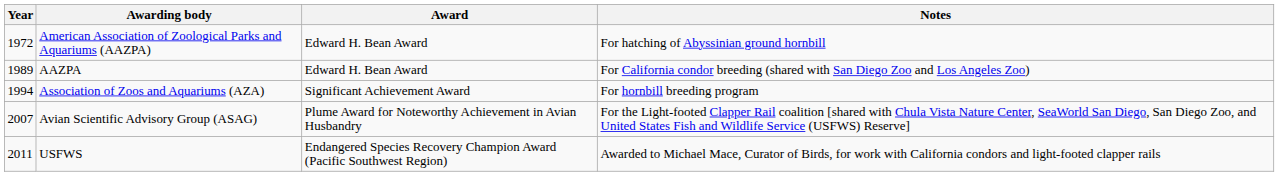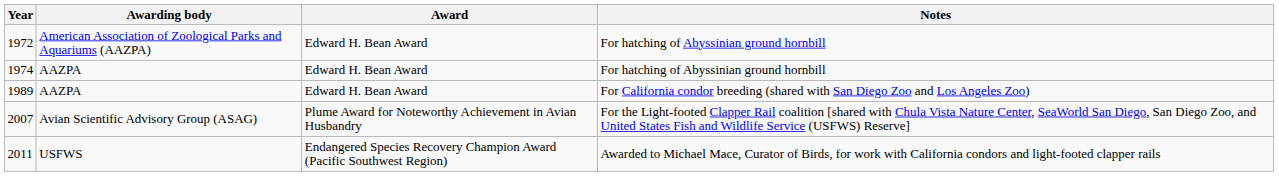+ row: (20, 70)
- row: (20, 91)
